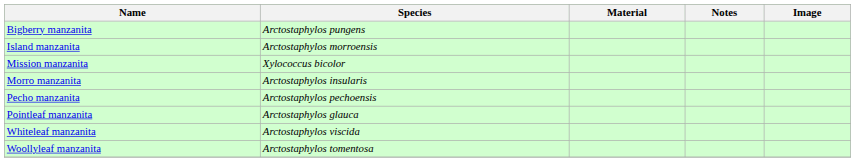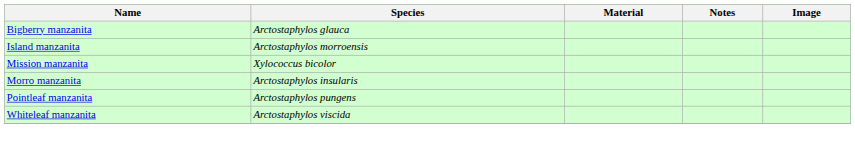(314, 30) Arctostaphylos pungens -> (301, 30) Arctostaphylos glauca
- row: (43, 98)
(311, 115) Arctostaphylos glauca -> (305, 98) Arctostaphylos pungens
- row: (54, 149)
